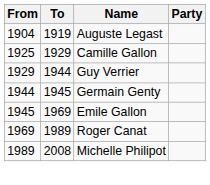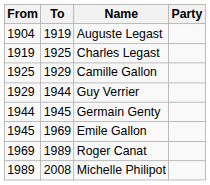+ row: (118, 53)
